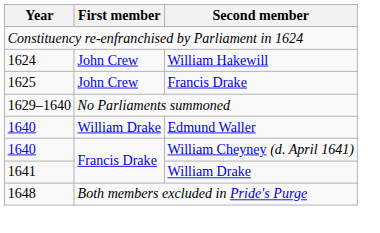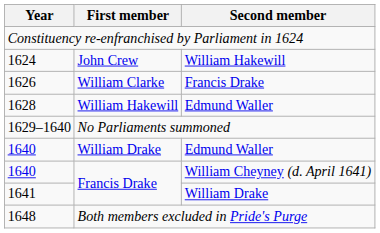- row: (22, 82)
+ row: (22, 82)
+ row: (22, 104)
